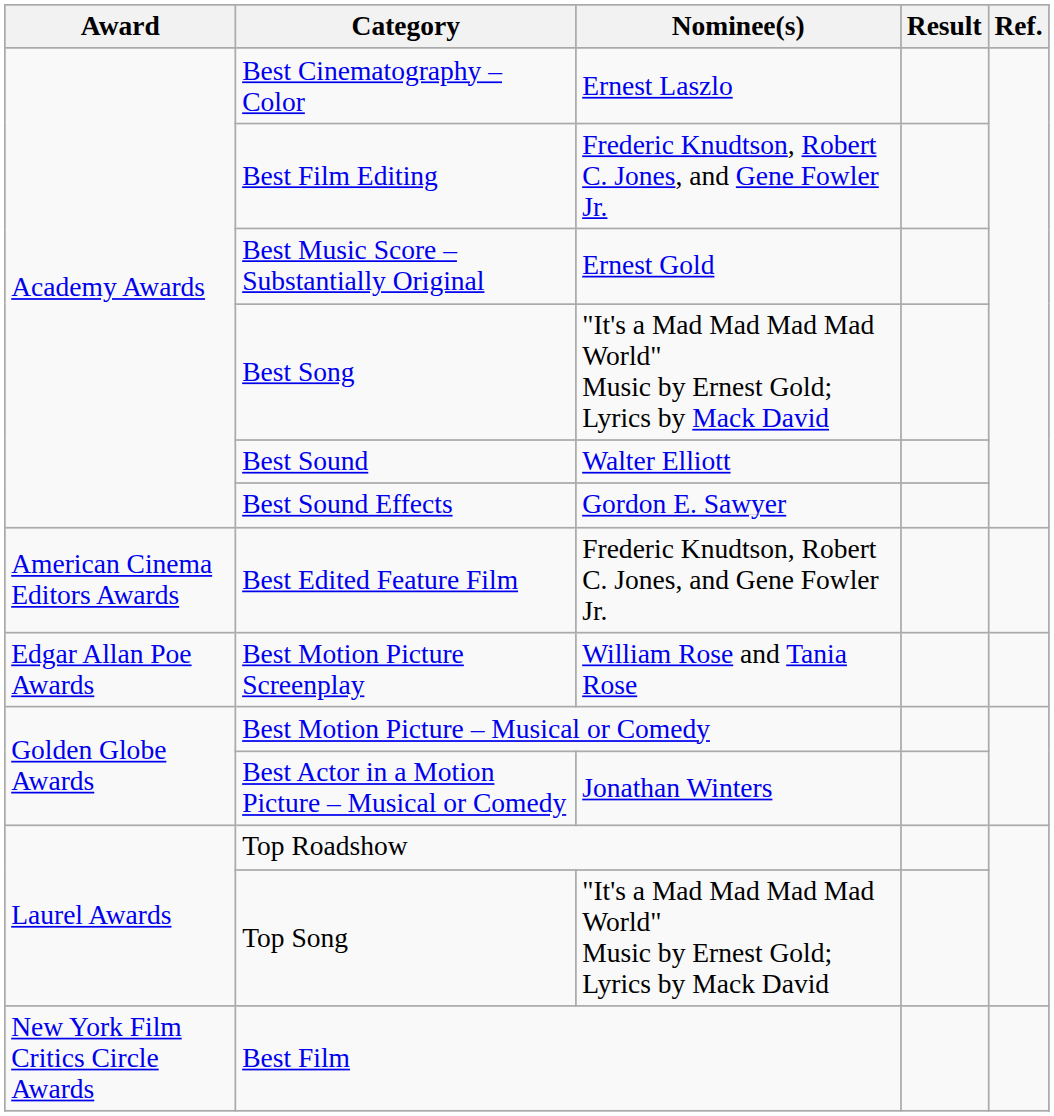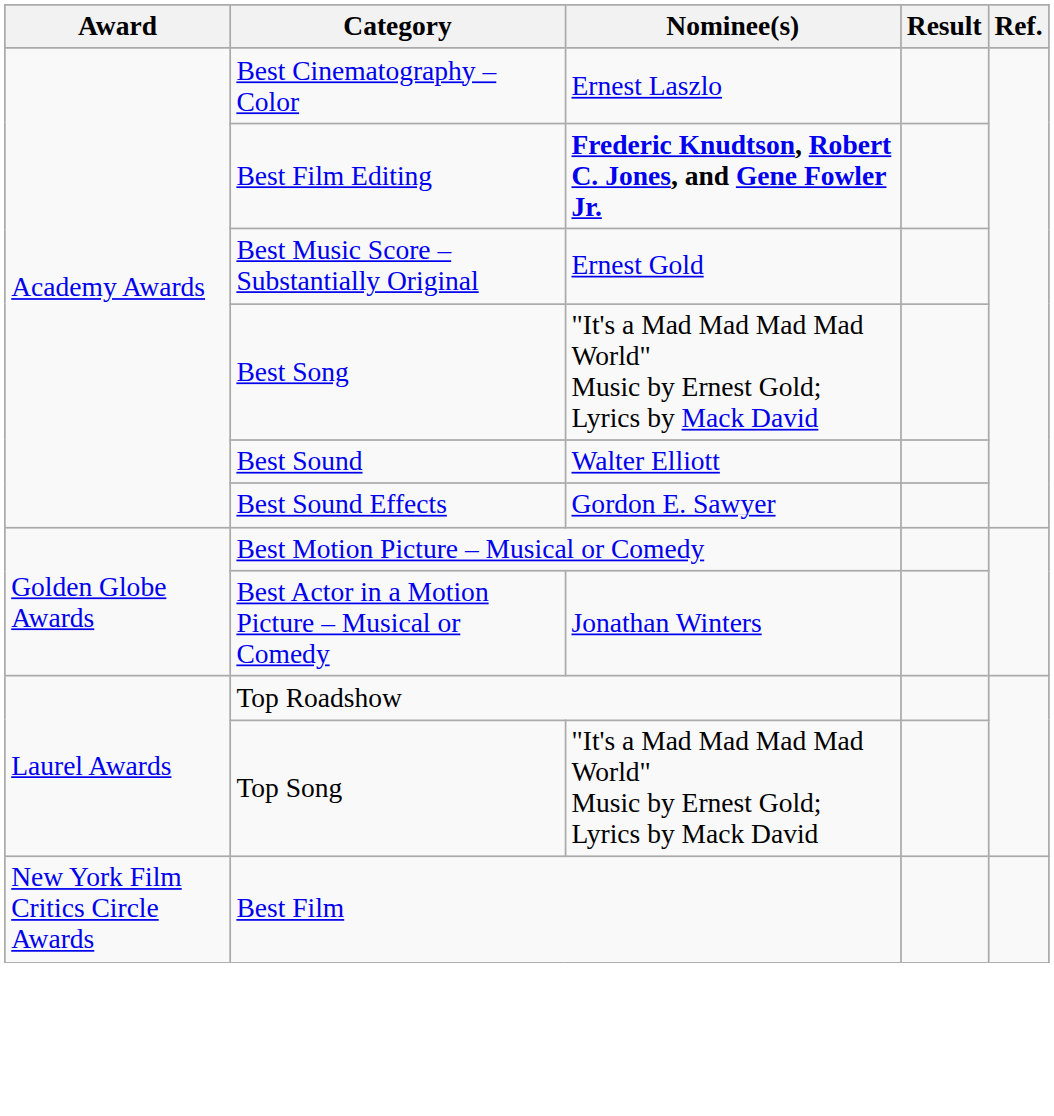(730, 175) normal -> (731, 175) bold
- row: (380, 579)
- row: (353, 669)
